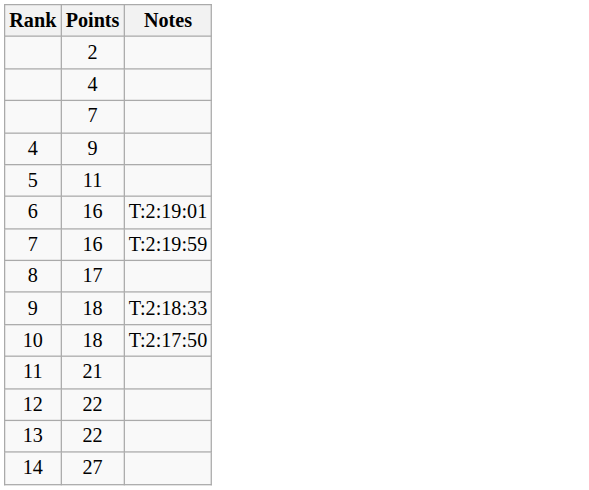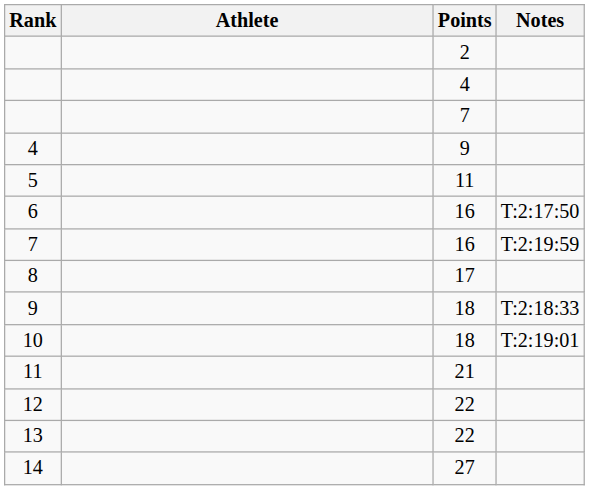+ column: (247, 20)
(168, 212) T:2:19:01 -> (540, 212) T:2:17:50
(168, 340) T:2:17:50 -> (540, 340) T:2:19:01
